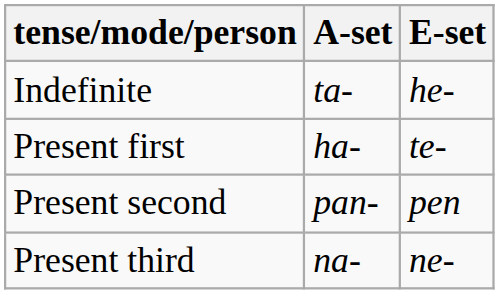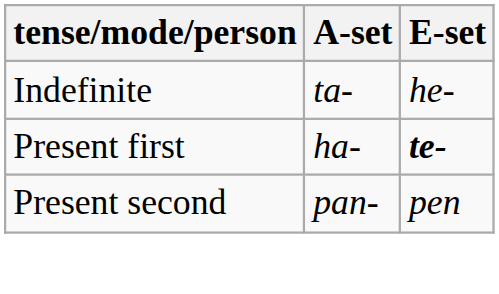(428, 145) normal -> (428, 145) bold
- row: (104, 259)
